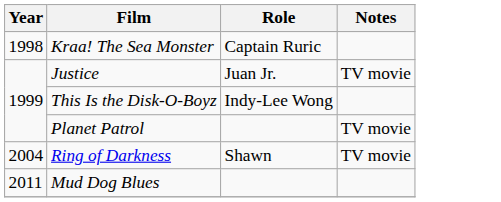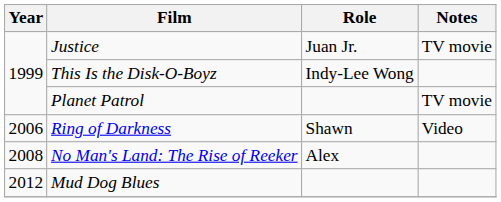- row: (132, 45)
(26, 155) 2004 -> (26, 127) 2006
(376, 155) TV movie -> (442, 127) Video
+ row: (174, 155)
(25, 182) 2011 -> (26, 182) 2012
